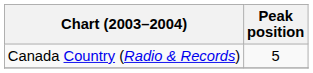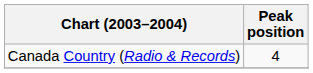(276, 56) 5 -> (276, 56) 4
